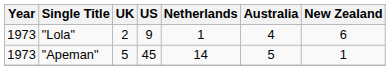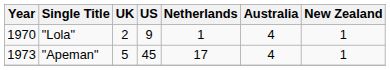(22, 34) 1973 -> (22, 34) 1970
(343, 34) 6 -> (343, 34) 1
(201, 55) 14 -> (201, 55) 17
(271, 55) 5 -> (271, 55) 4
